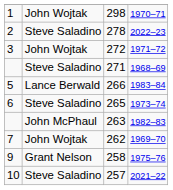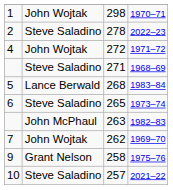(10, 49) 3 -> (10, 49) 4
(116, 85) 266 -> (116, 85) 268
